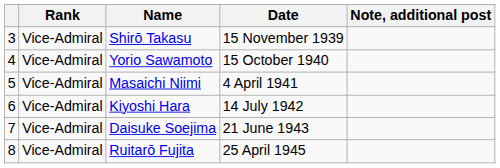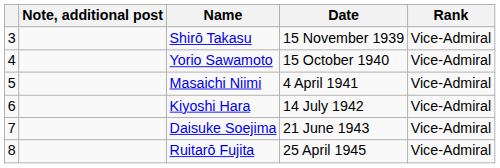columns swapped: (62, 15) <-> (421, 15)
